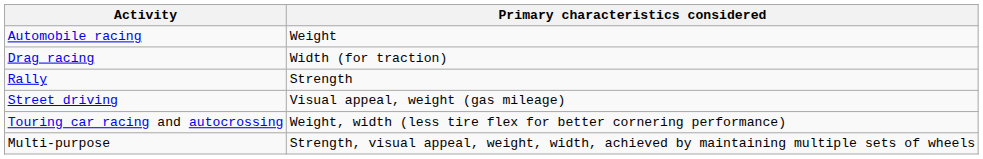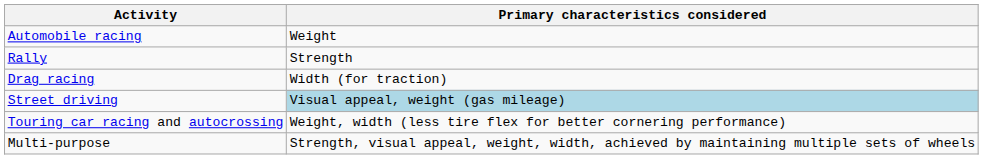rows swapped: (51, 58) <-> (27, 79)
(428, 101) no background -> (428, 101) lightblue background
